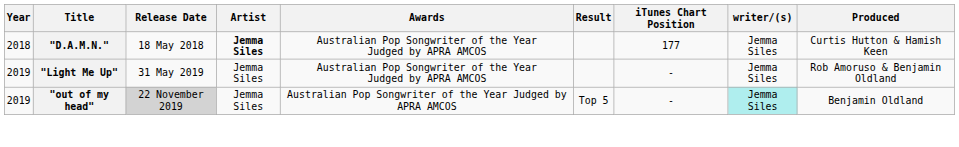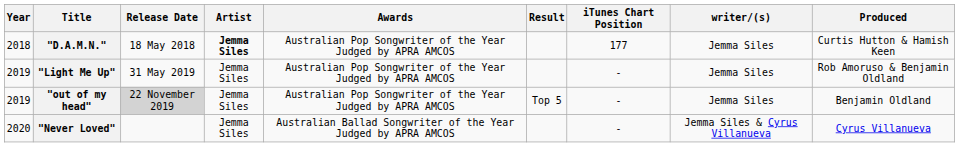(763, 101) paleturquoise background -> (741, 101) no background
+ row: (77, 128)
